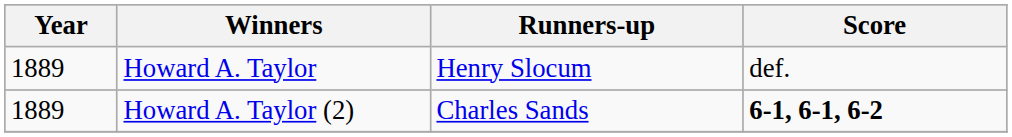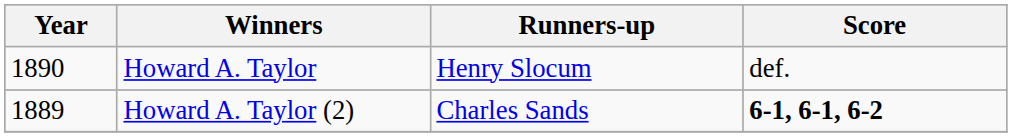(38, 68) 1889 -> (38, 68) 1890
